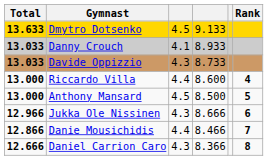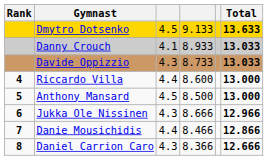columns swapped: (248, 13) <-> (25, 13)
